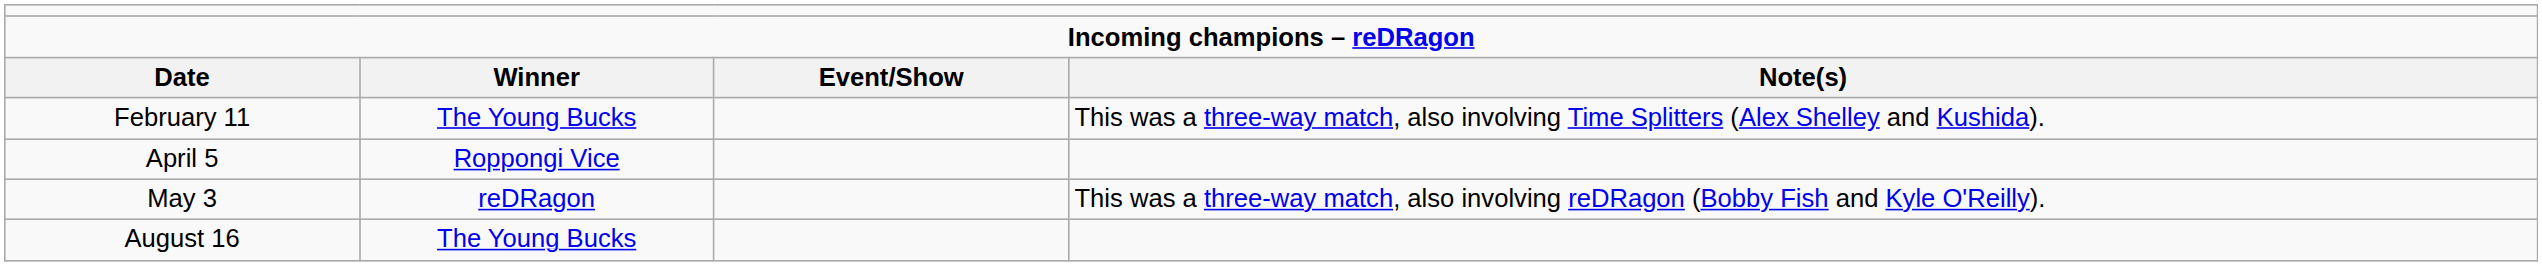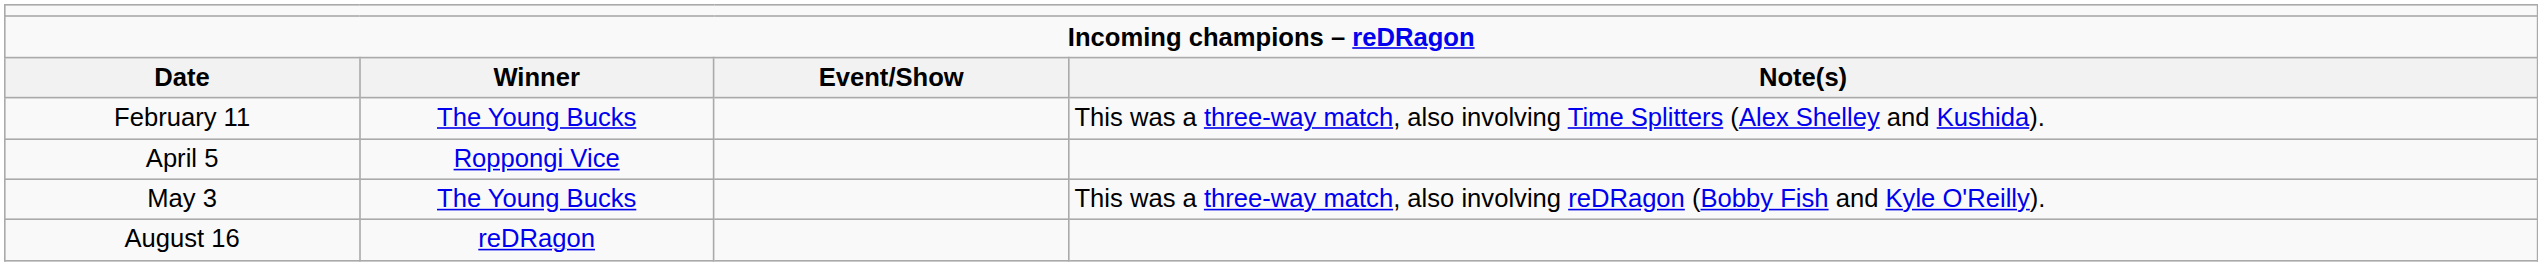(537, 198) reDRagon -> (537, 198) The Young Bucks
(537, 239) The Young Bucks -> (537, 239) reDRagon
